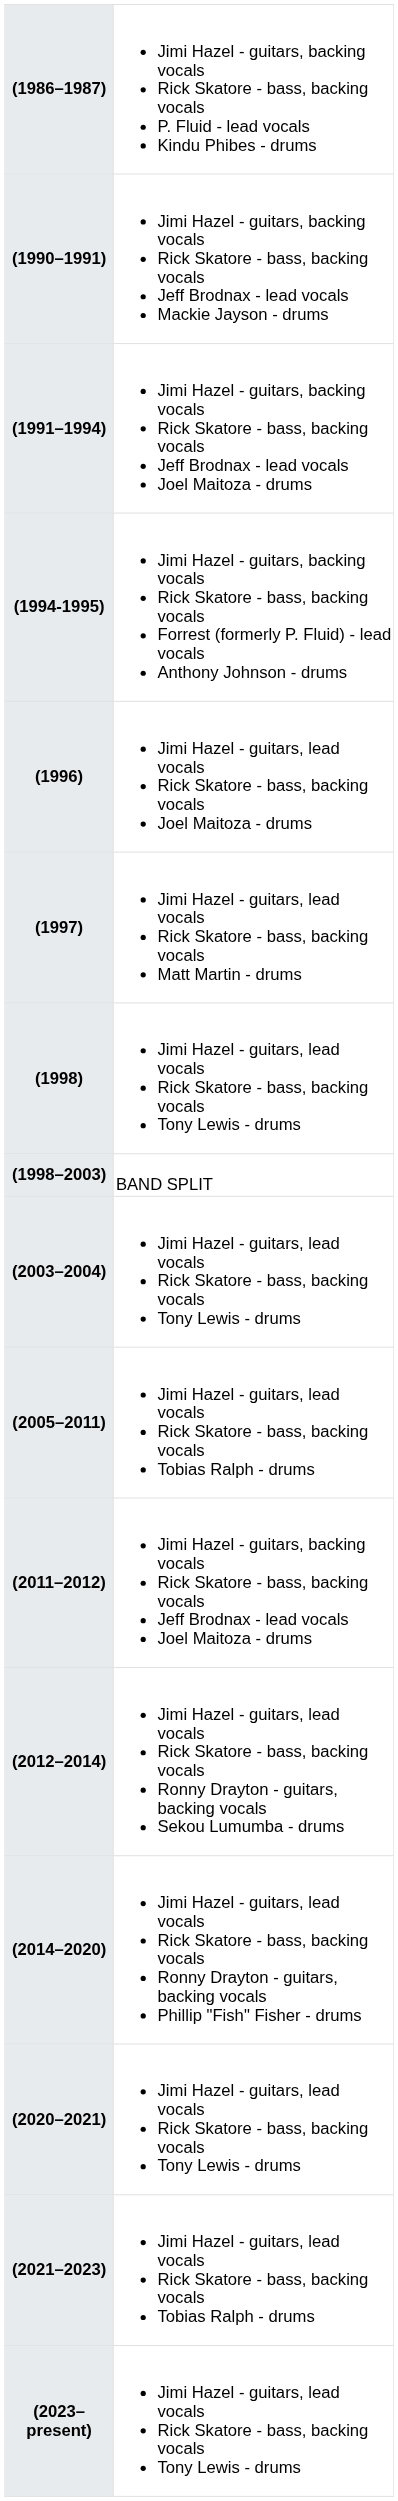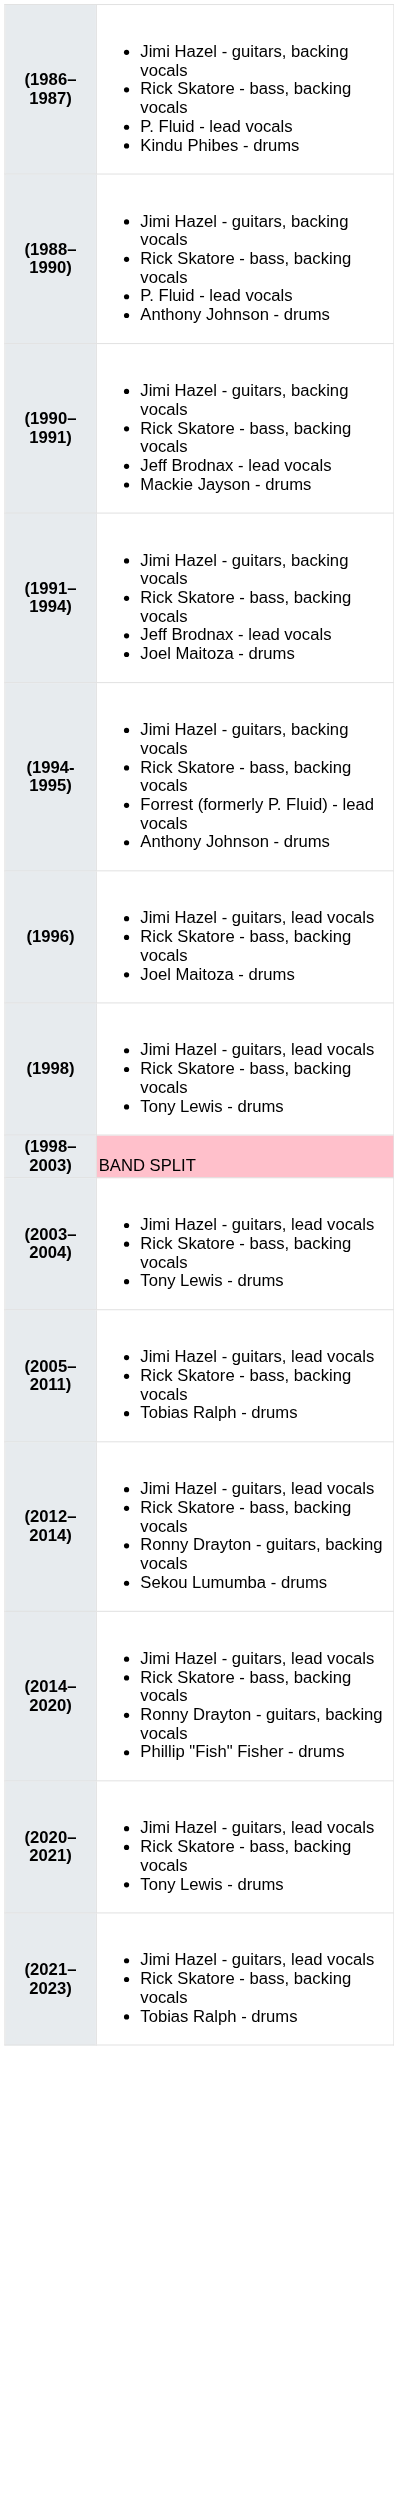+ row: (50, 258)
- row: (59, 927)
(164, 1184) no background -> (147, 1165) pink background
- row: (59, 1582)
- row: (59, 2420)
